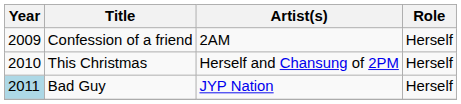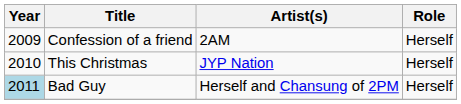(299, 63) Herself and Chansung of 2PM -> (237, 63) JYP Nation
(237, 87) JYP Nation -> (299, 87) Herself and Chansung of 2PM
